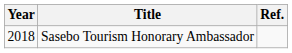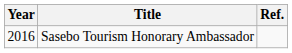(21, 36) 2018 -> (21, 36) 2016
